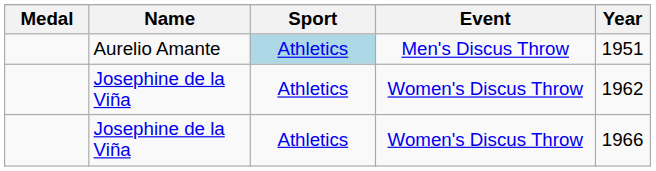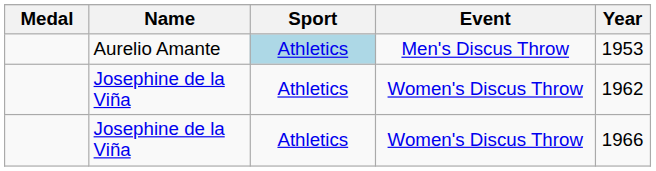(623, 49) 1951 -> (623, 49) 1953
